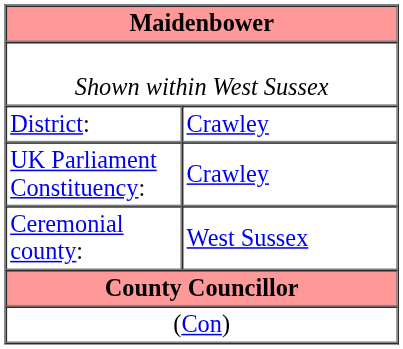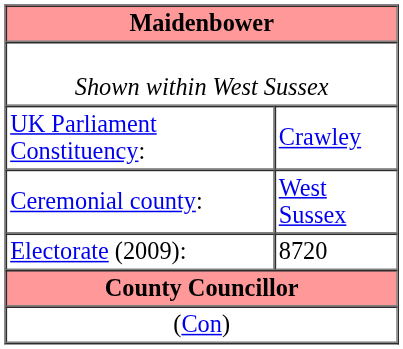- row: (50, 123)
+ row: (98, 251)
